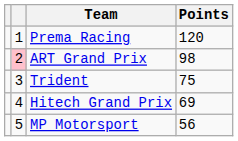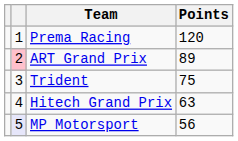(187, 60) 98 -> (187, 60) 89
(187, 103) 69 -> (187, 103) 63
(19, 125) no background -> (19, 125) lavender background
